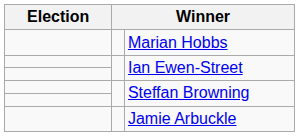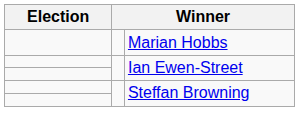- row: (58, 119)
